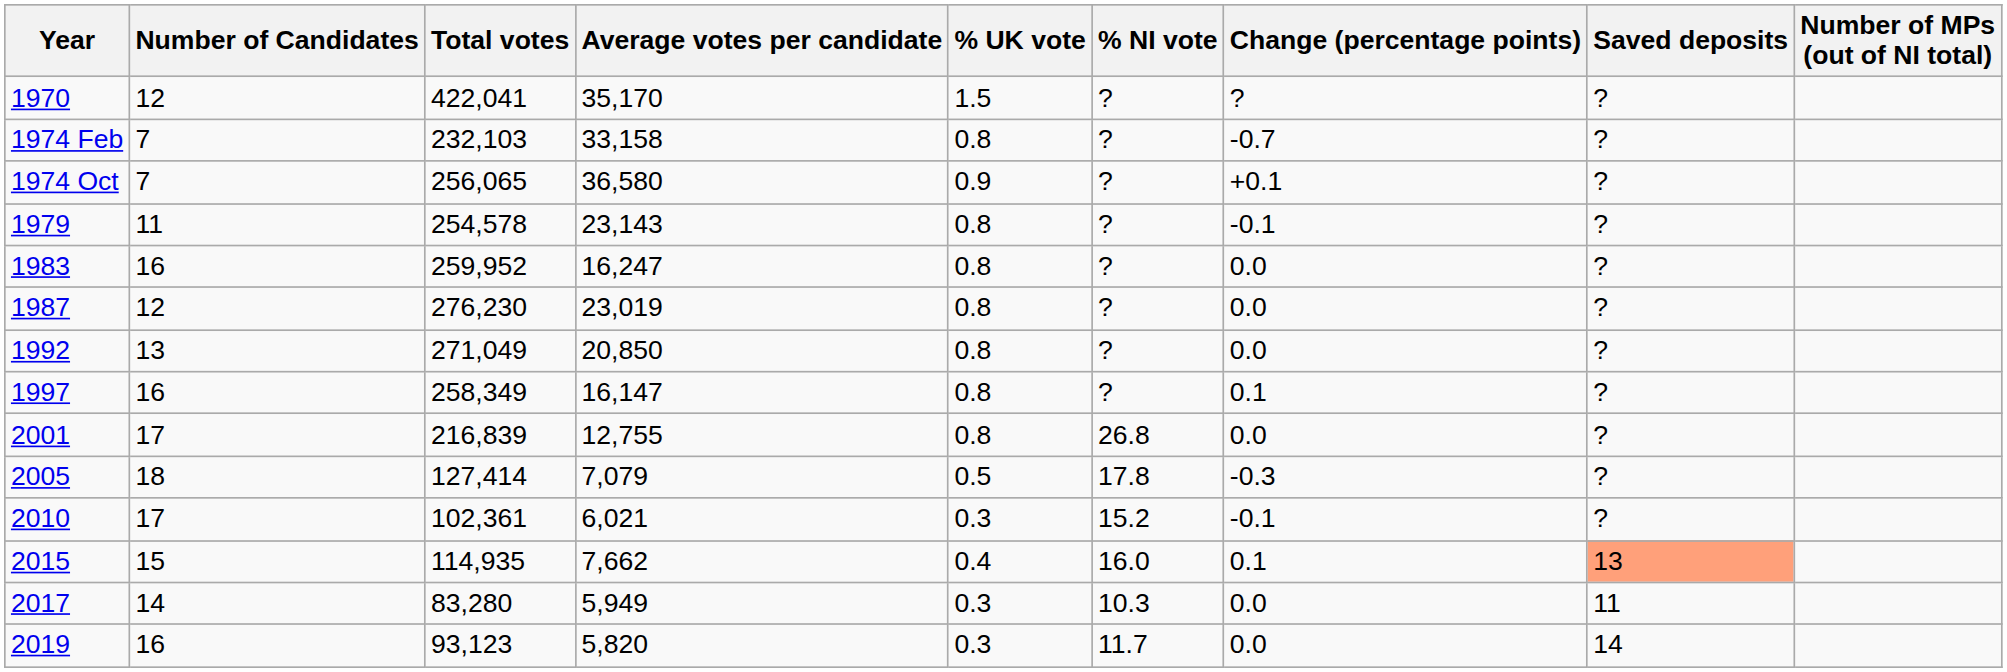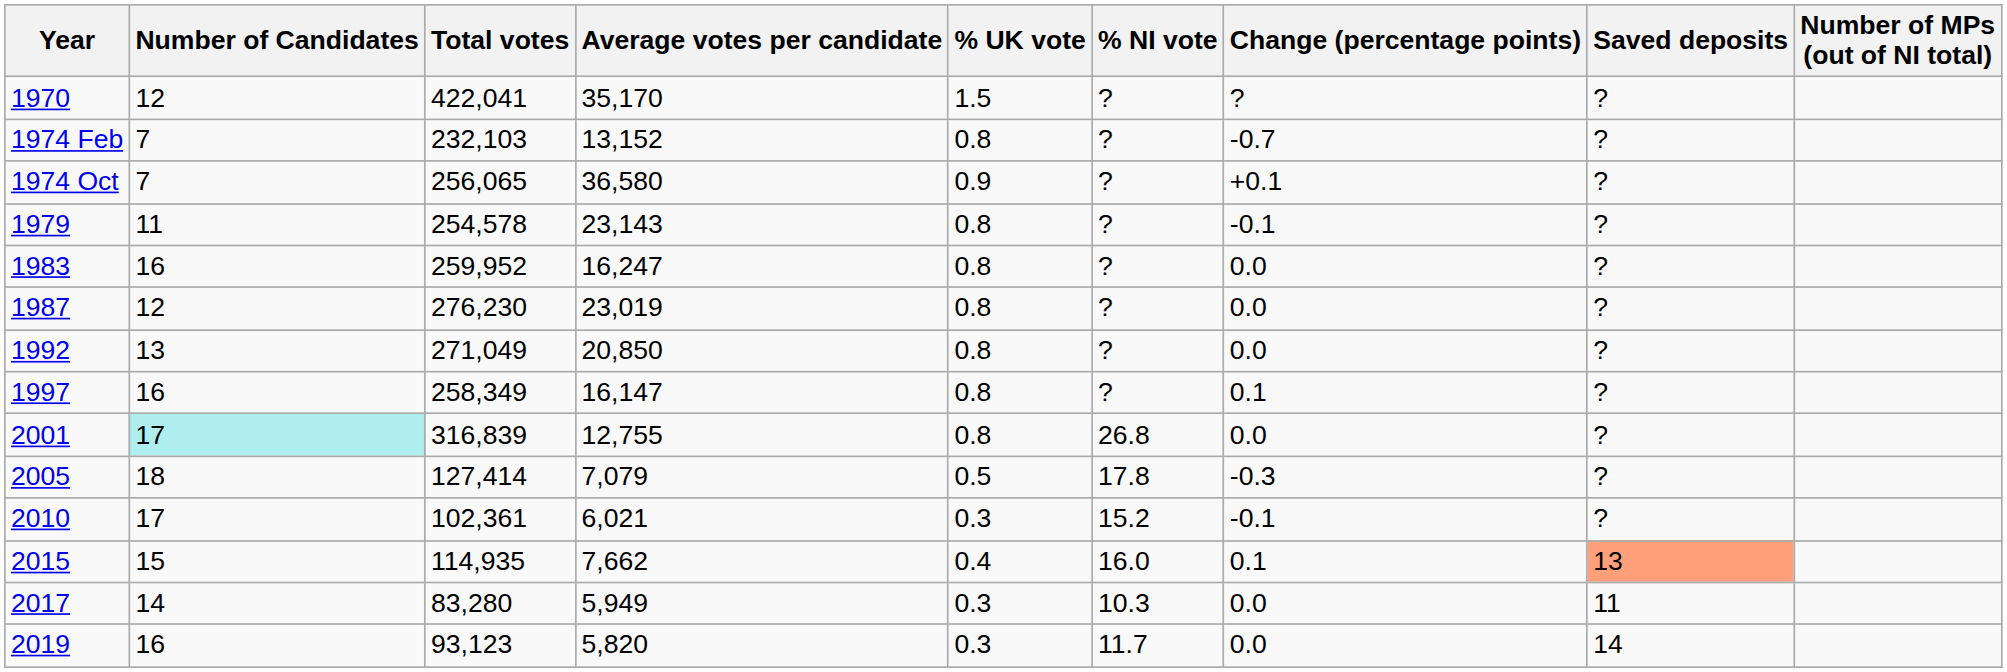(622, 139) 33,158 -> (622, 139) 13,152
(150, 434) no background -> (150, 434) paleturquoise background
(479, 434) 216,839 -> (479, 434) 316,839
